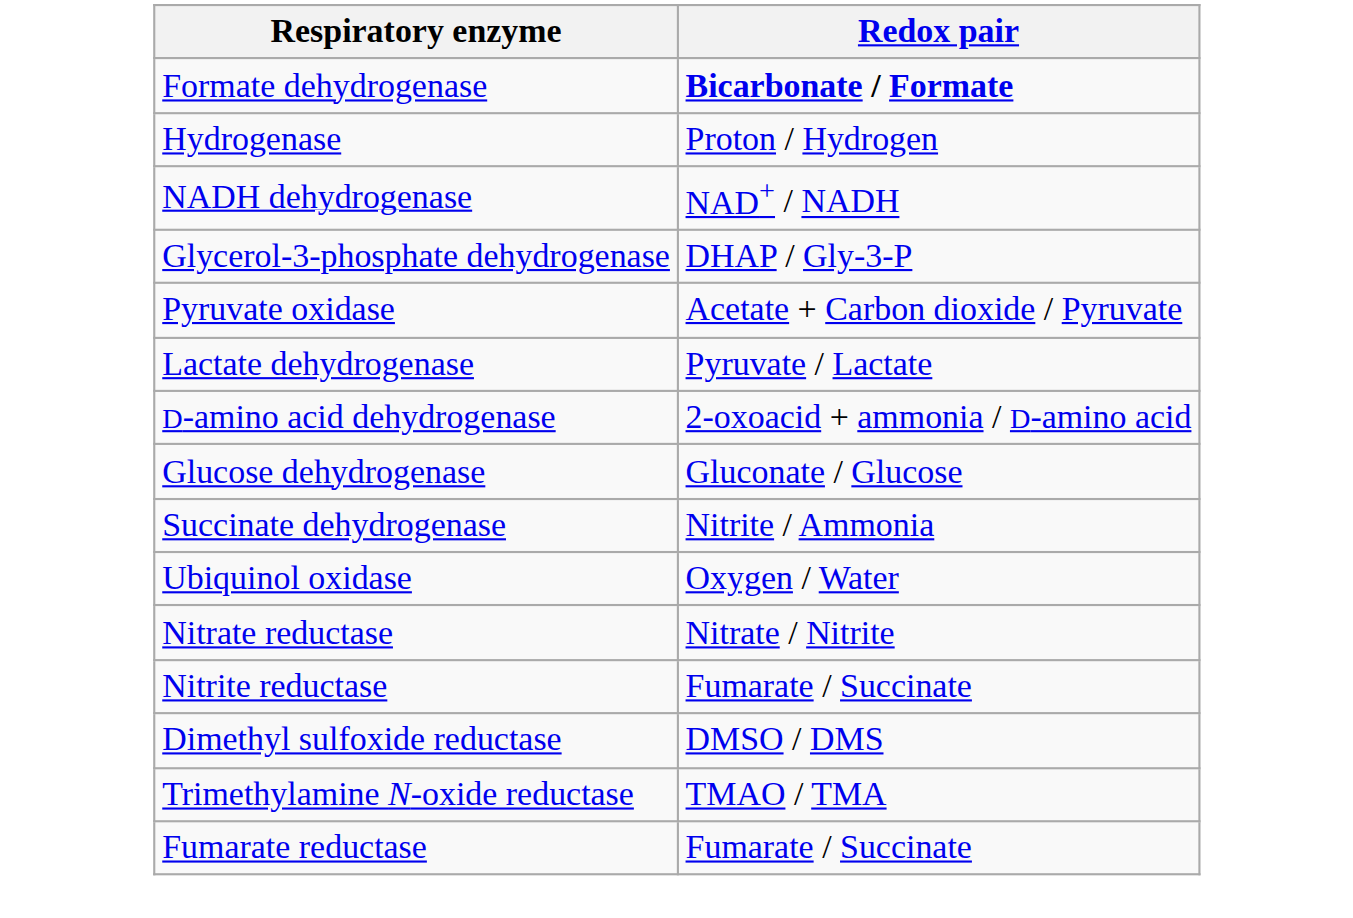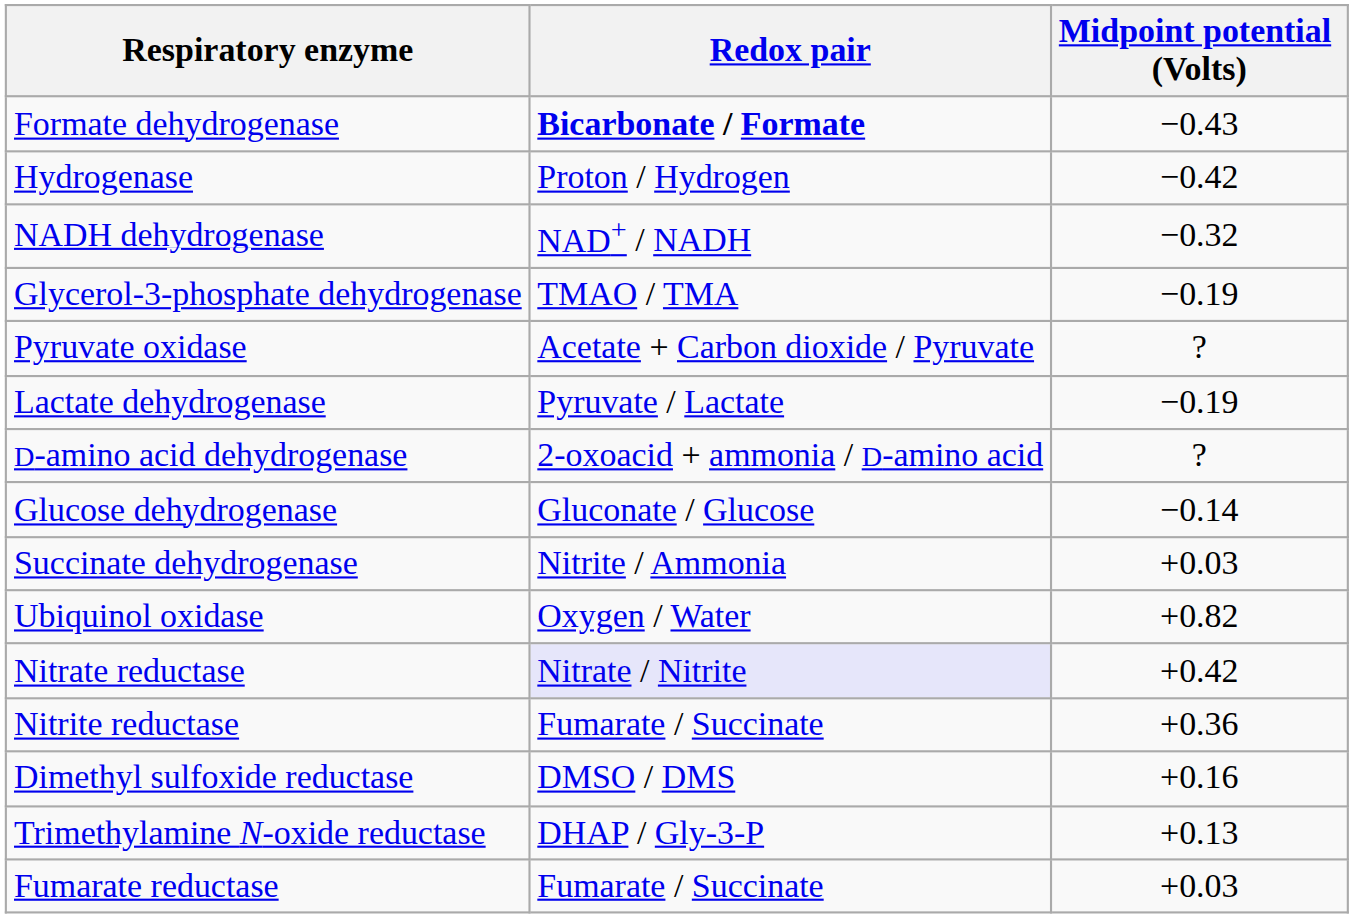+ column: (1199, 50)
(799, 255) DHAP / Gly-3-P -> (638, 293) TMAO / TMA
(790, 632) no background -> (642, 670) lavender background
(786, 793) TMAO / TMA -> (651, 831) DHAP / Gly-3-P
